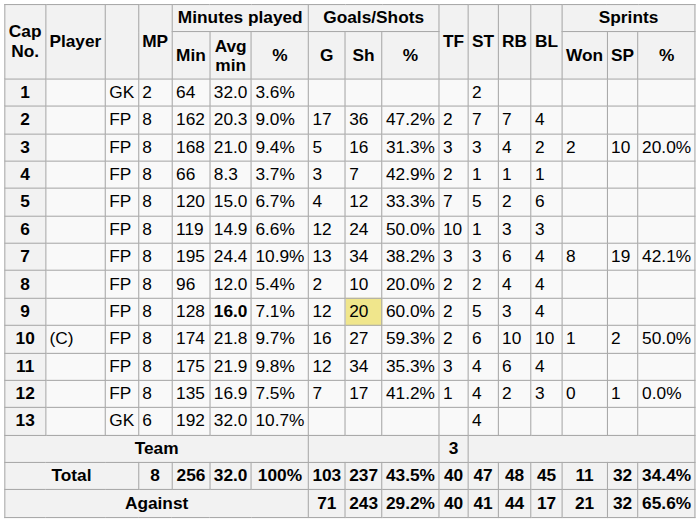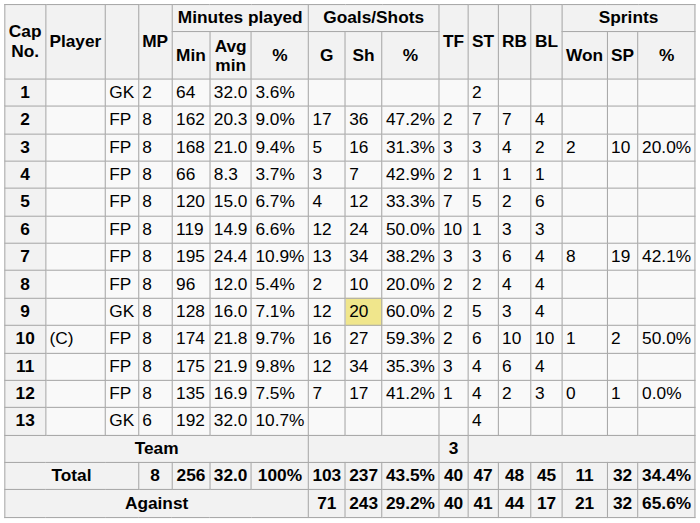(120, 311) FP -> (122, 311) GK
(231, 311) bold -> (231, 311) normal
